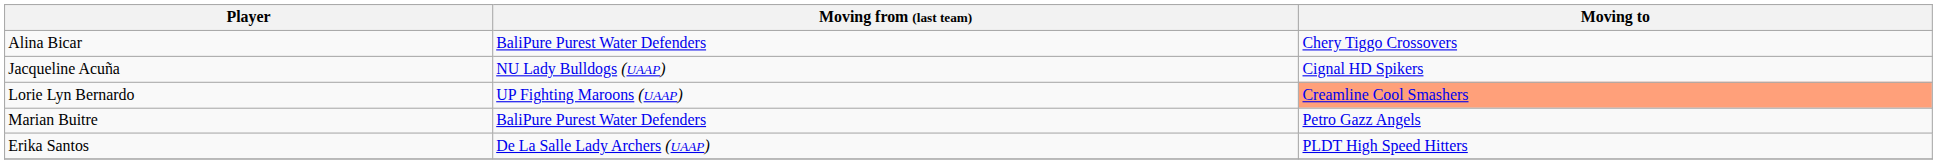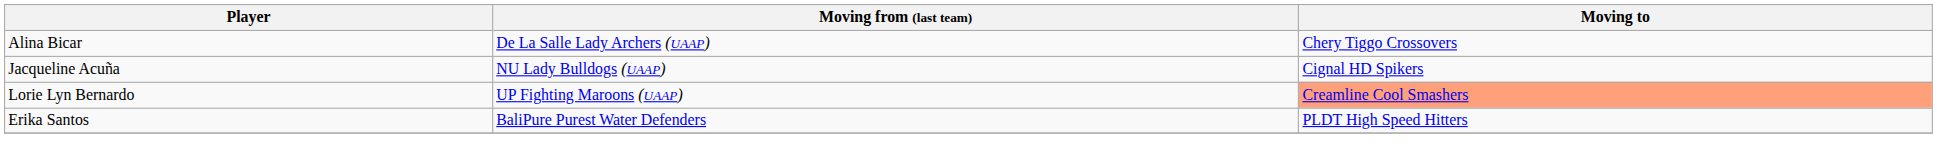(601, 42) BaliPure Purest Water Defenders -> (603, 42) De La Salle Lady Archers (UAAP)
- row: (53, 120)
(603, 146) De La Salle Lady Archers (UAAP) -> (601, 120) BaliPure Purest Water Defenders
